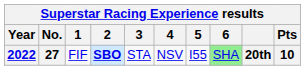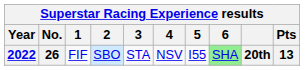(52, 55) 27 -> (52, 55) 26
(107, 55) bold -> (107, 55) normal
(287, 55) 10 -> (286, 55) 13
